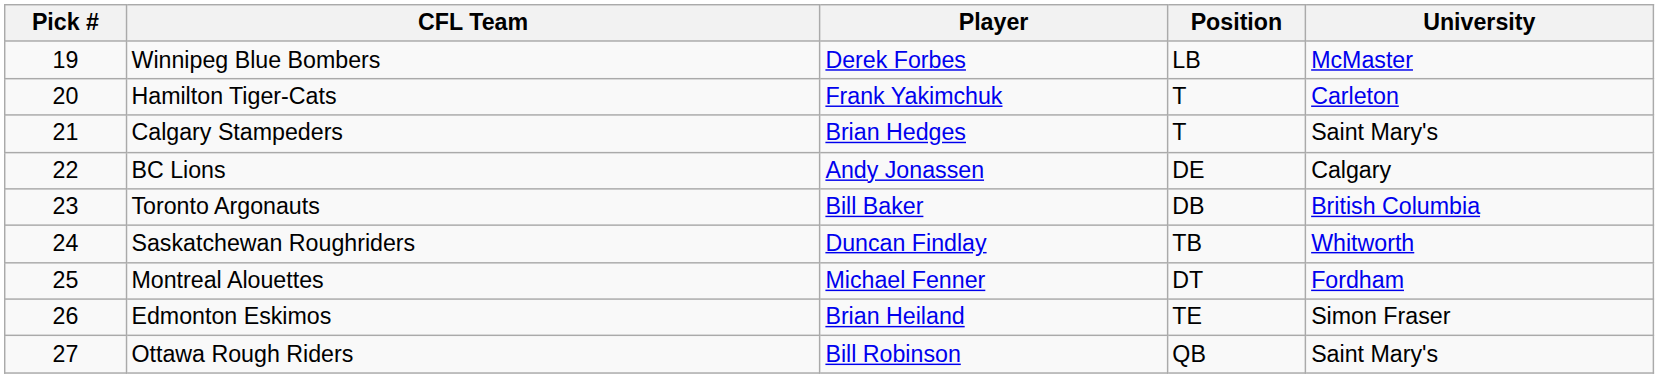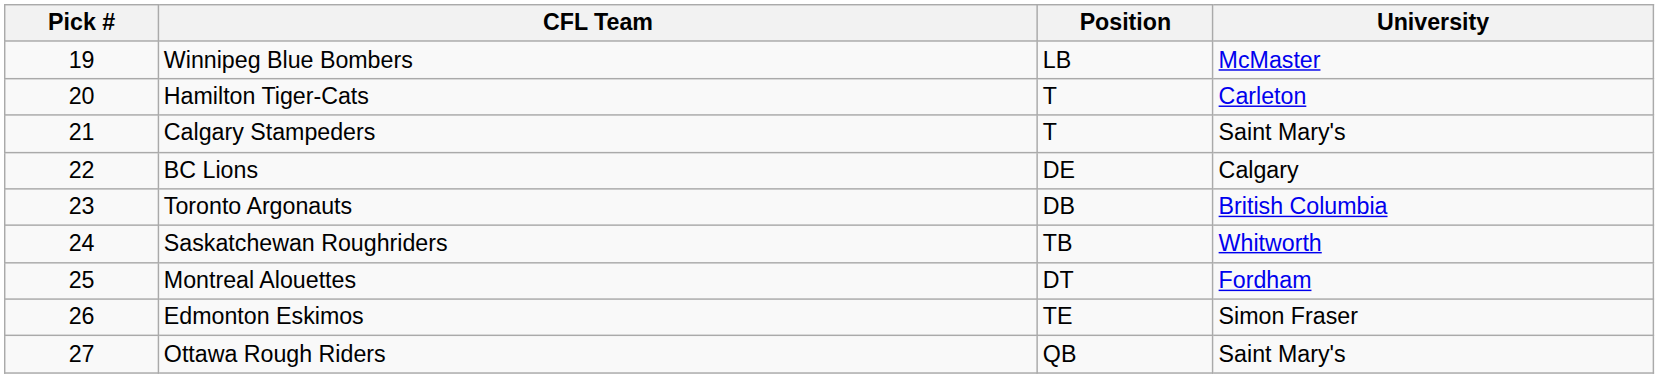- column: (994, 22)
